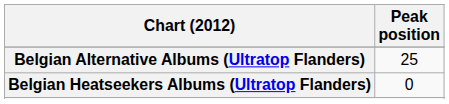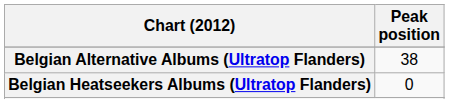(409, 60) 25 -> (409, 60) 38
